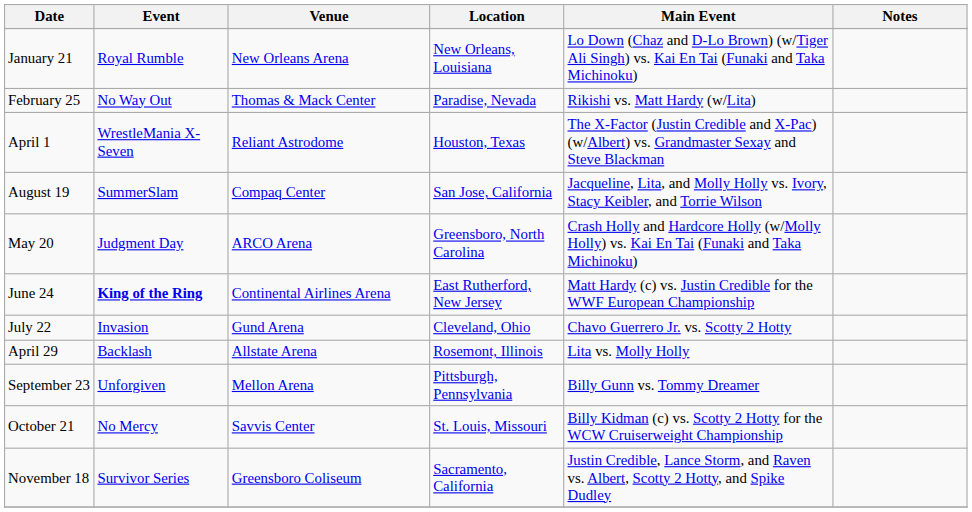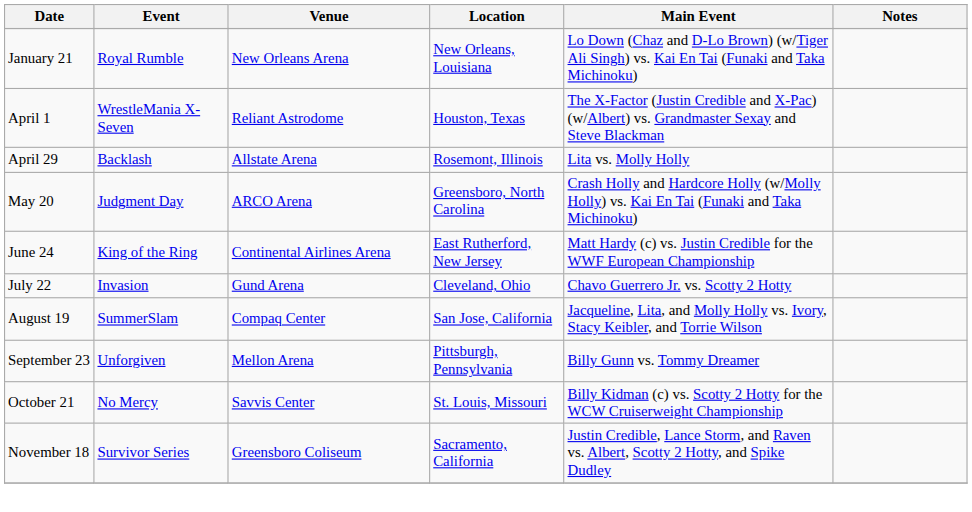- row: (44, 100)
rows swapped: (33, 351) <-> (39, 192)
(150, 293) bold -> (147, 251) normal
